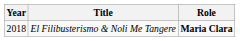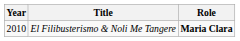(16, 28) 2018 -> (16, 28) 2010
